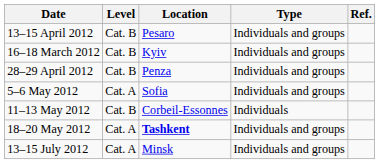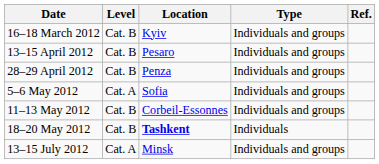rows swapped: (53, 52) <-> (50, 33)
(261, 110) Individuals -> (289, 110) Individuals and groups
(121, 129) Cat. A -> (121, 129) Cat. B
(289, 129) Individuals and groups -> (261, 129) Individuals
